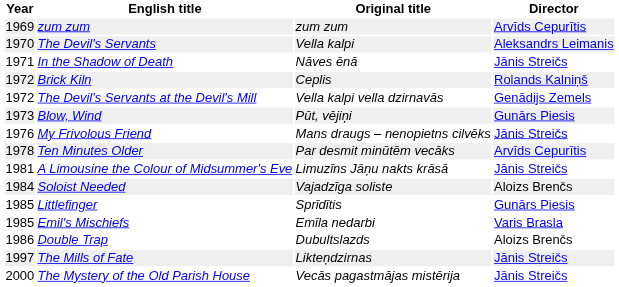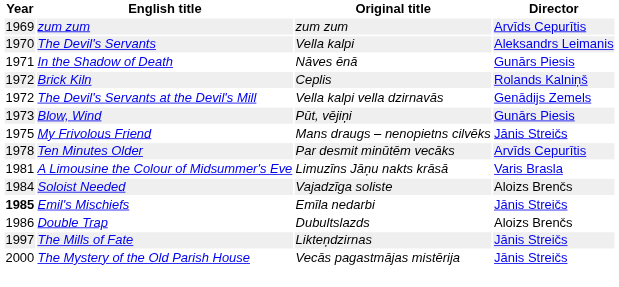(531, 62) Jānis Streičs -> (534, 62) Gunārs Piesis
(20, 133) 1976 -> (20, 133) 1975
(531, 169) Jānis Streičs -> (528, 169) Varis Brasla
- row: (67, 204)
(20, 222) normal -> (20, 204) bold
(528, 222) Varis Brasla -> (531, 204) Jānis Streičs
